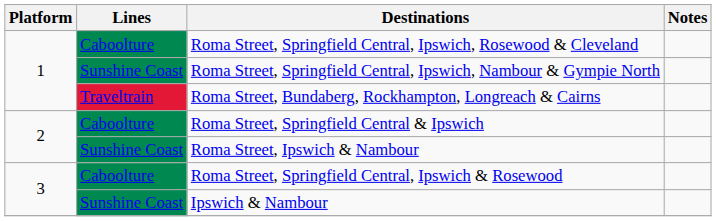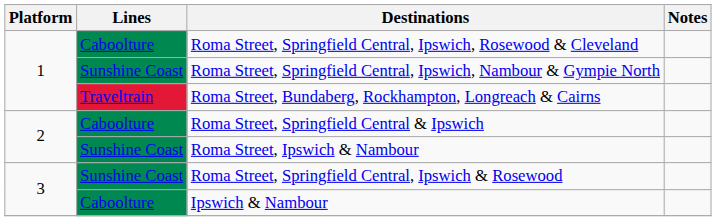(117, 176) Caboolture -> (132, 176) Sunshine Coast
(132, 202) Sunshine Coast -> (117, 202) Caboolture
